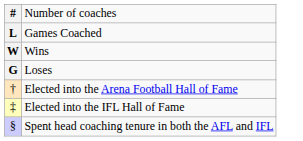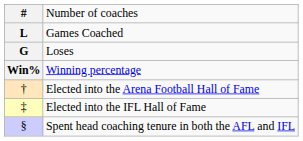- row: (37, 51)
+ row: (93, 70)
